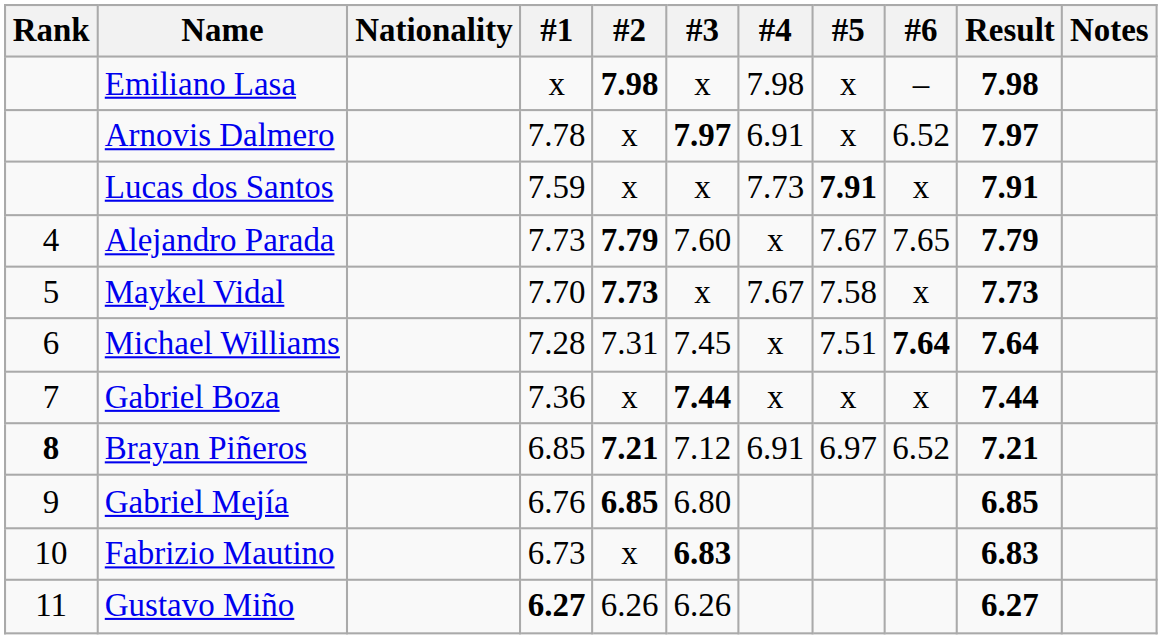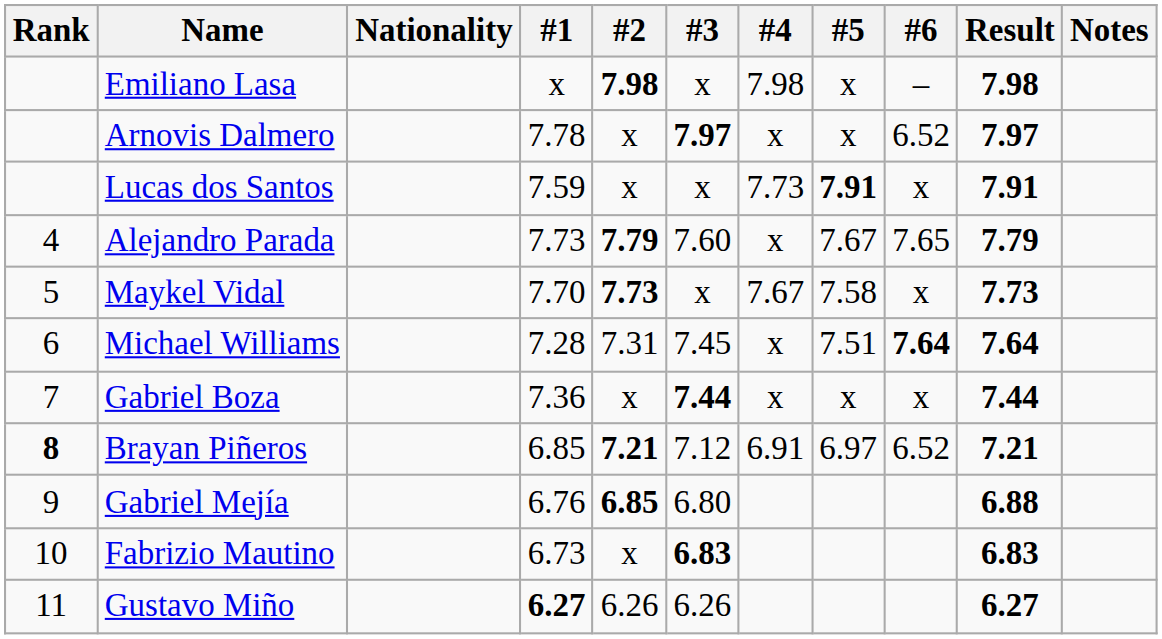(775, 135) 6.91 -> (775, 135) x
(1010, 501) 6.85 -> (1010, 501) 6.88
